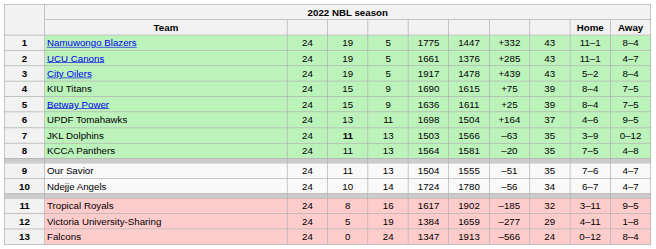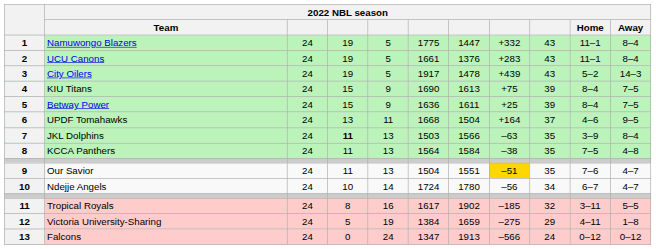(509, 58) +285 -> (509, 58) +283
(631, 58) 4–7 -> (631, 58) 8–4
(631, 74) 8–4 -> (631, 74) 14–3
(469, 89) 1615 -> (469, 89) 1613
(429, 120) 1698 -> (429, 120) 1668
(631, 135) 0–12 -> (631, 135) 8–4
(469, 151) 1581 -> (469, 151) 1584
(509, 151) –20 -> (509, 151) –38
(469, 171) 1555 -> (469, 171) 1551
(509, 171) no background -> (509, 171) gold background
(631, 206) 9–5 -> (631, 206) 5–5
(509, 221) –277 -> (509, 221) –275
(631, 237) 8–4 -> (631, 237) 0–12
